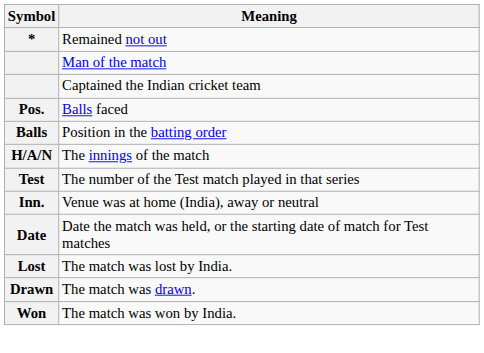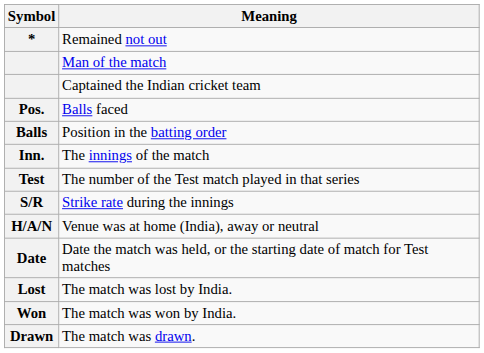(32, 156) H/A/N -> (32, 156) Inn.
+ row: (148, 202)
(32, 202) Inn. -> (32, 226) H/A/N
rows swapped: (149, 312) <-> (129, 289)
